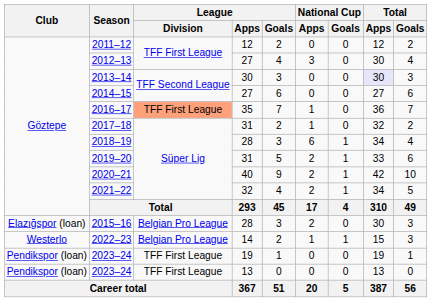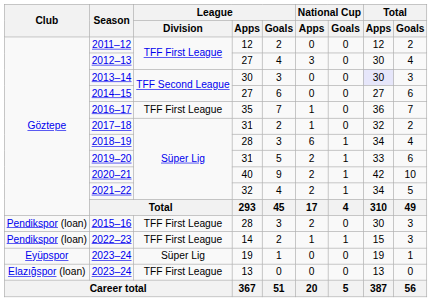(183, 110) lightsalmon background -> (183, 110) no background
(47, 223) Elazığspor (loan) -> (47, 223) Pendikspor (loan)
(183, 223) Belgian Pro League -> (183, 223) TFF First League
(47, 239) Westerlo -> (47, 239) Pendikspor (loan)
(183, 239) Belgian Pro League -> (183, 239) TFF First League
(47, 256) Pendikspor (loan) -> (47, 256) Eyüpspor
(183, 256) TFF First League -> (183, 256) Süper Lig
(47, 272) Pendikspor (loan) -> (47, 272) Elazığspor (loan)
